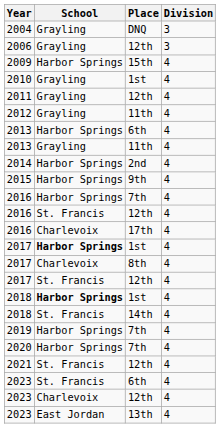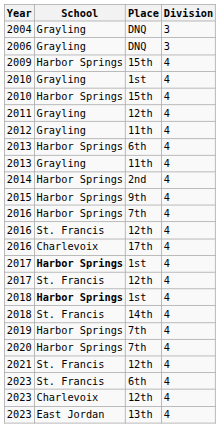(140, 46) 12th -> (137, 46) DNQ
+ row: (19, 96)
- row: (19, 264)
